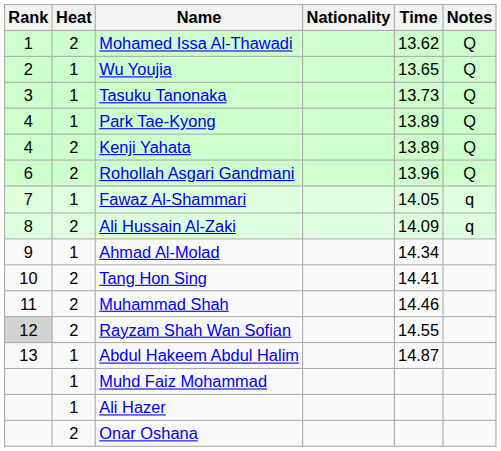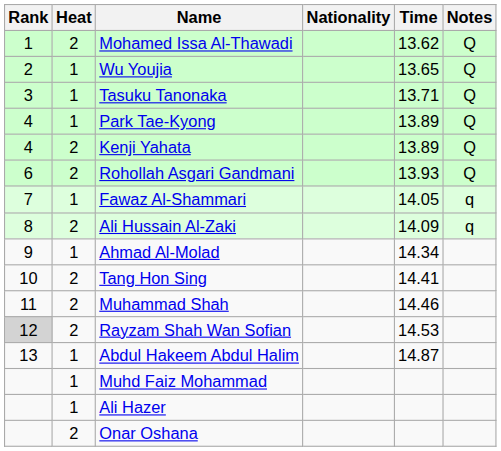(419, 96) 13.73 -> (419, 96) 13.71
(419, 174) 13.96 -> (419, 174) 13.93
(419, 330) 14.55 -> (419, 330) 14.53
